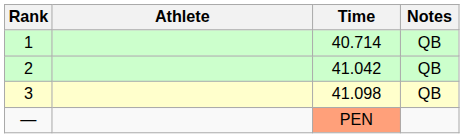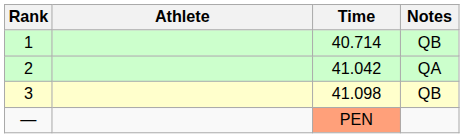(430, 68) QB -> (430, 68) QA
